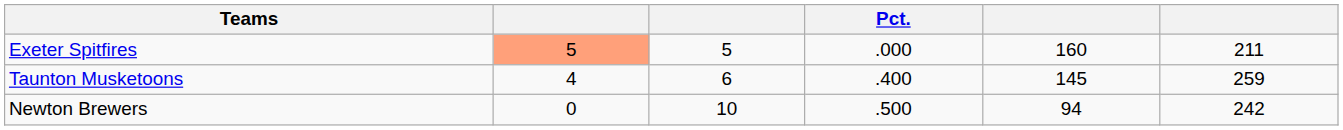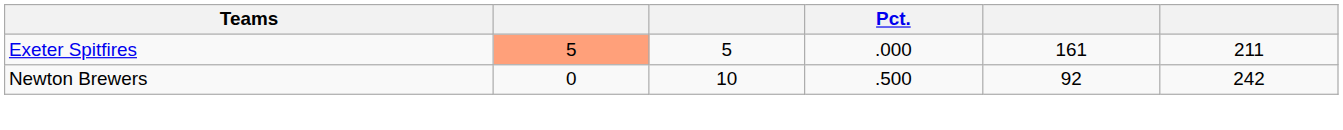(1071, 49) 160 -> (1071, 49) 161
- row: (96, 79)
(1071, 109) 94 -> (1071, 79) 92
